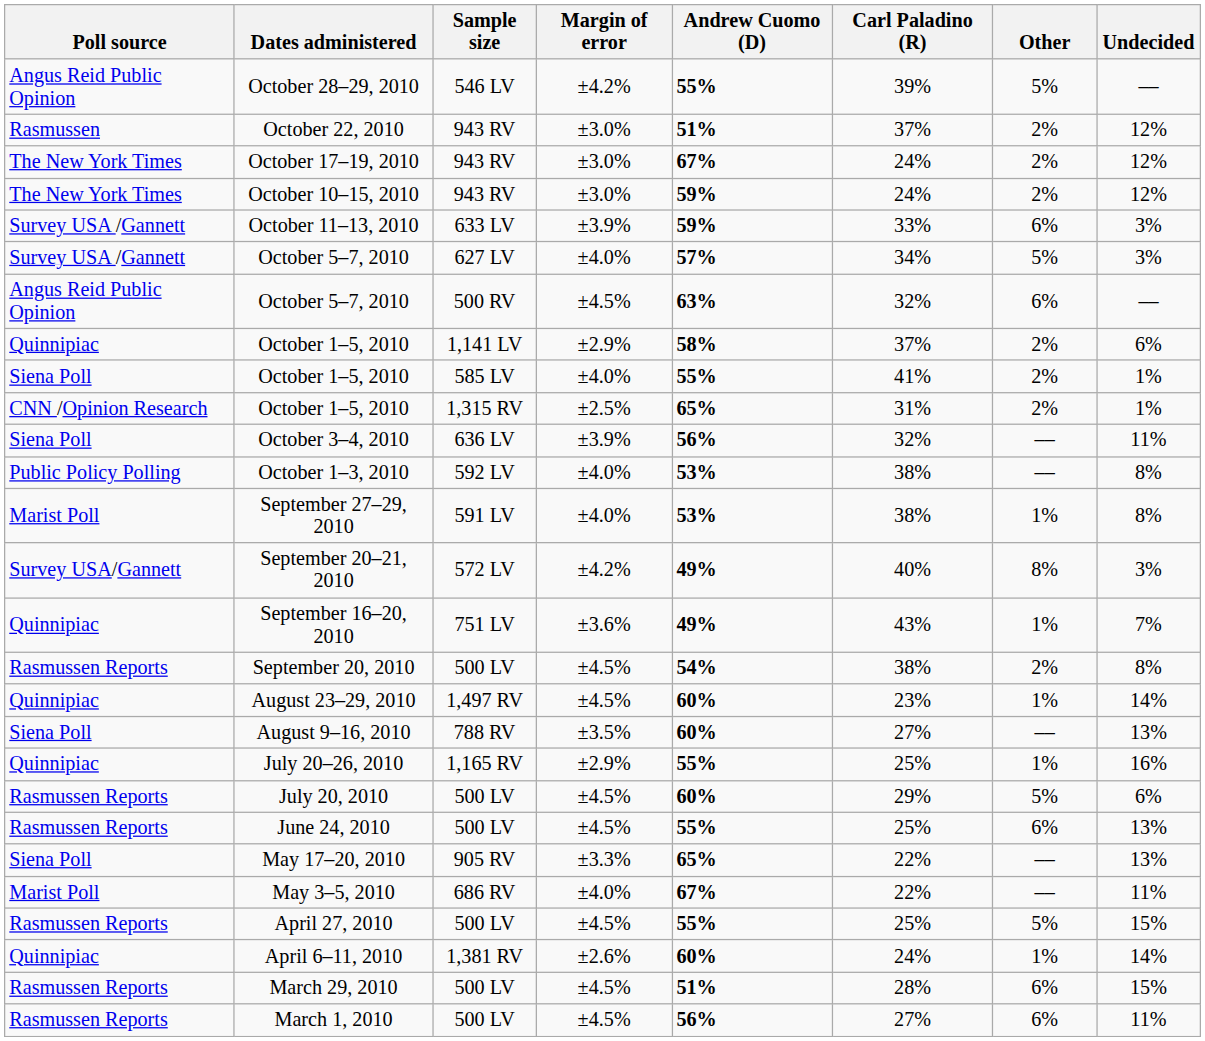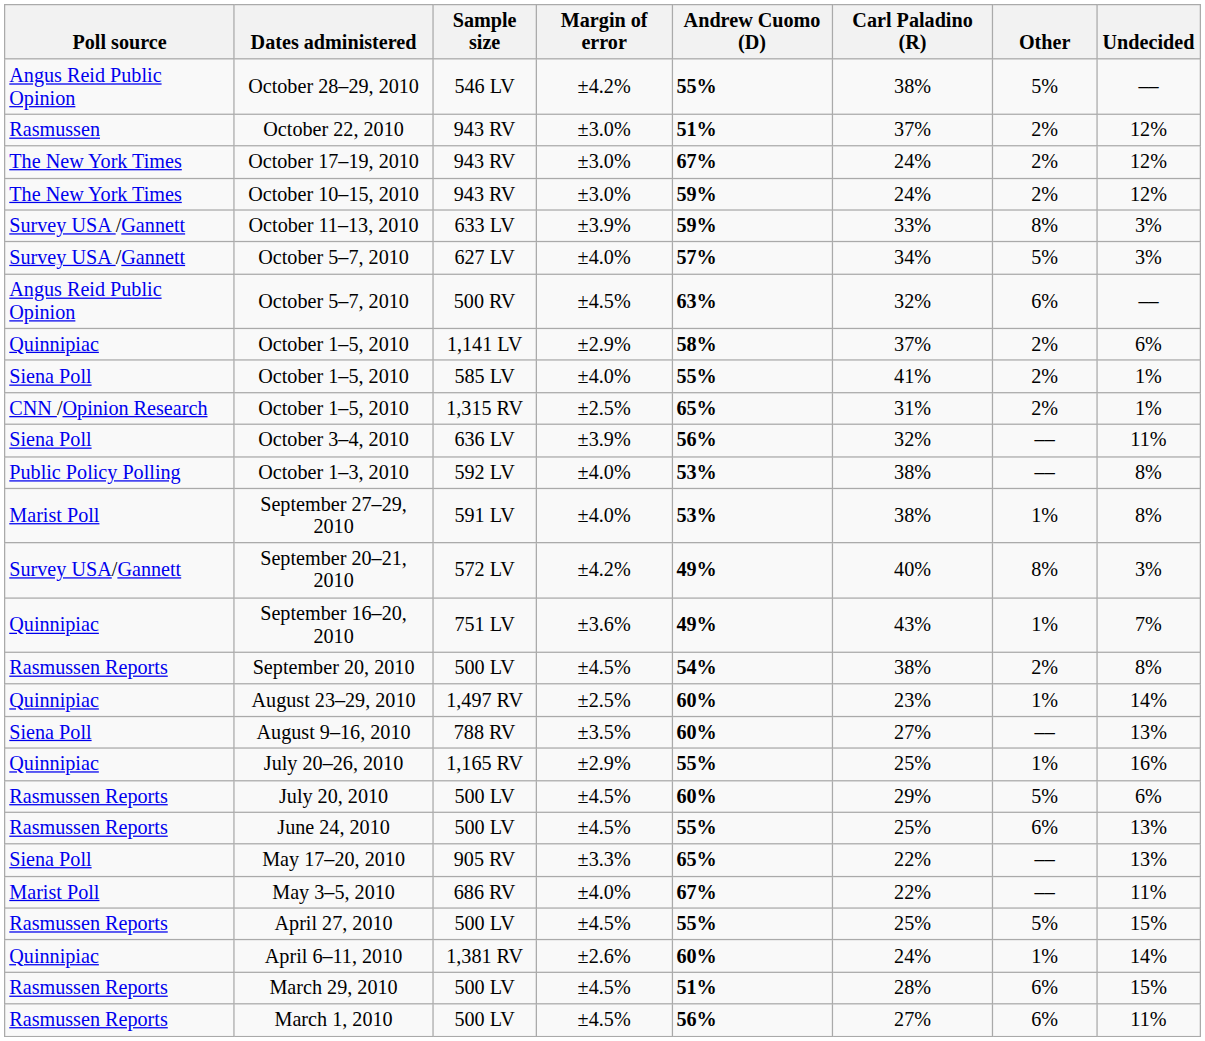(913, 86) 39% -> (913, 86) 38%
(1045, 225) 6% -> (1045, 225) 8%
(604, 700) ±4.5% -> (604, 700) ±2.5%
